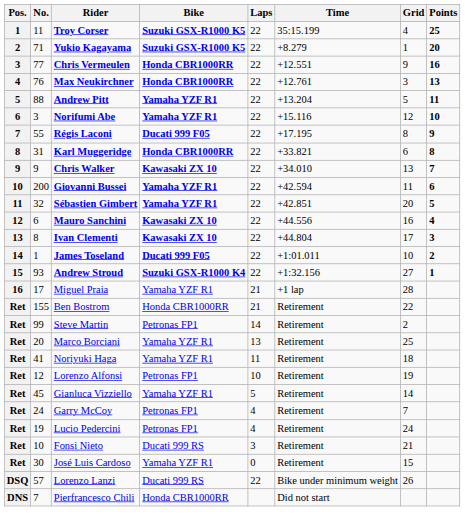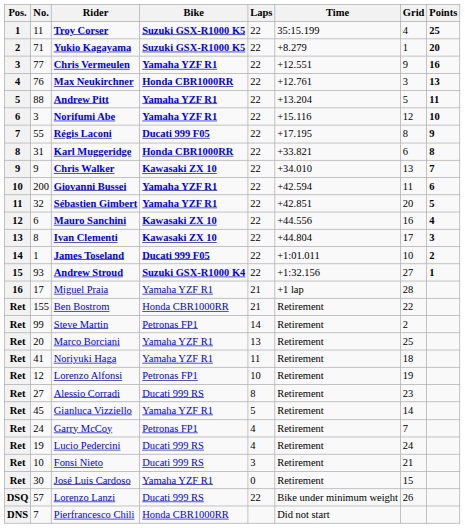(188, 65) Honda CBR1000RR -> (180, 65) Yamaha YZF R1
+ row: (87, 393)
(170, 428) Petronas FP1 -> (173, 445) Ducati 999 RS
